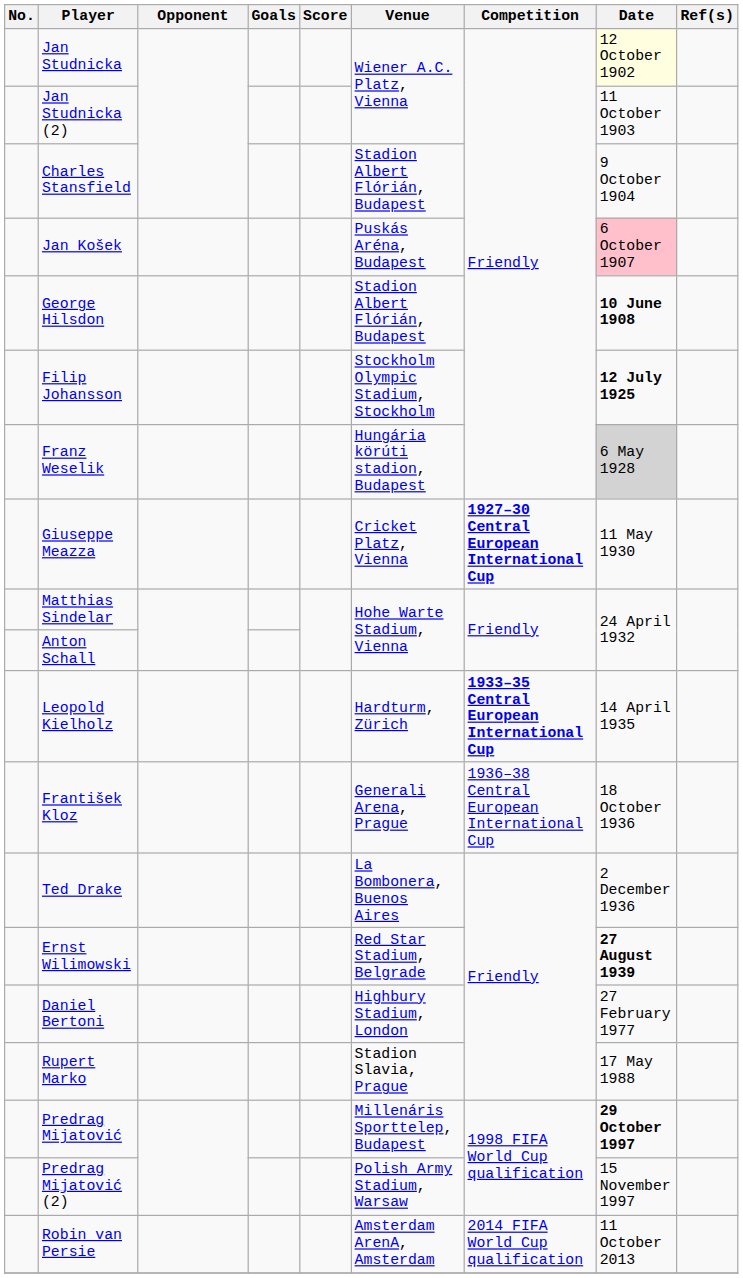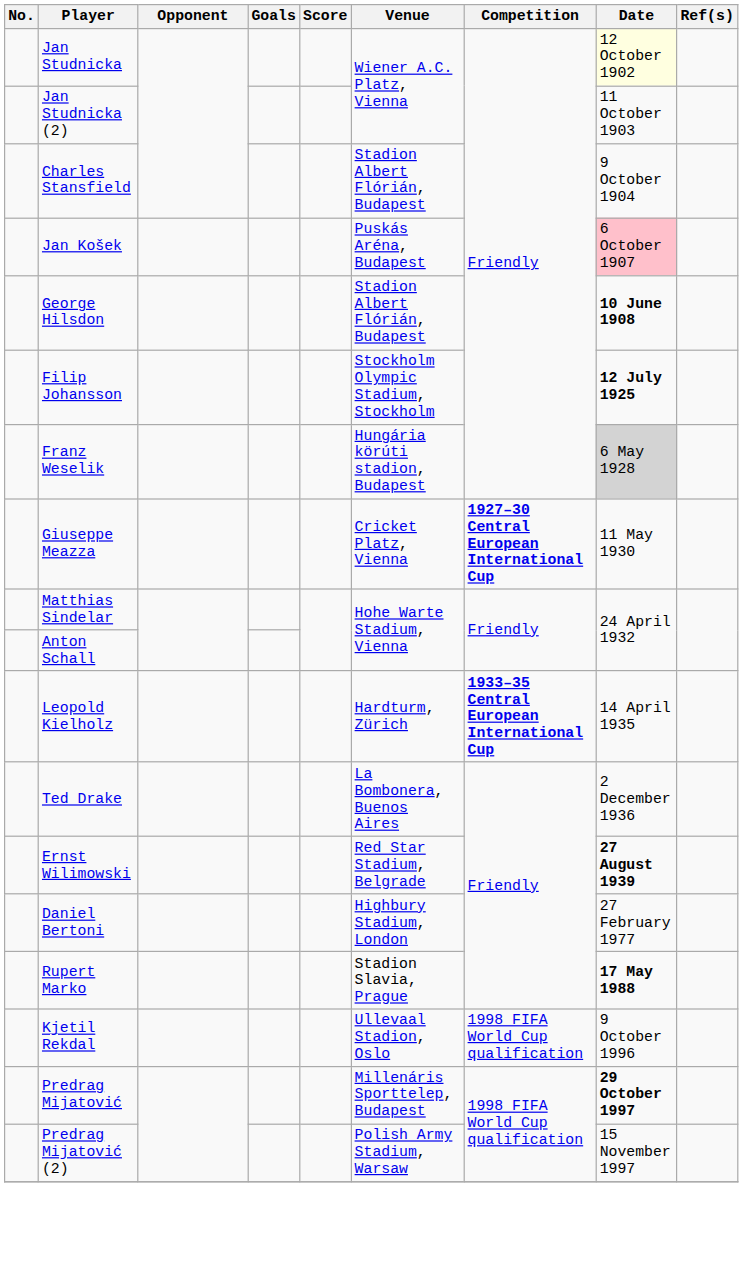- row: (82, 808)
(626, 1072) normal -> (626, 981) bold
+ row: (69, 1038)
- row: (82, 1244)
